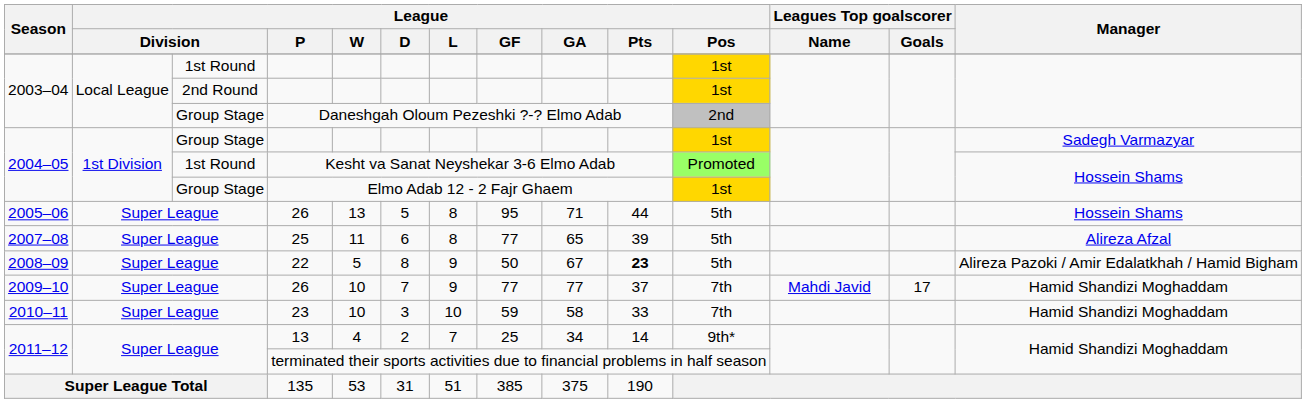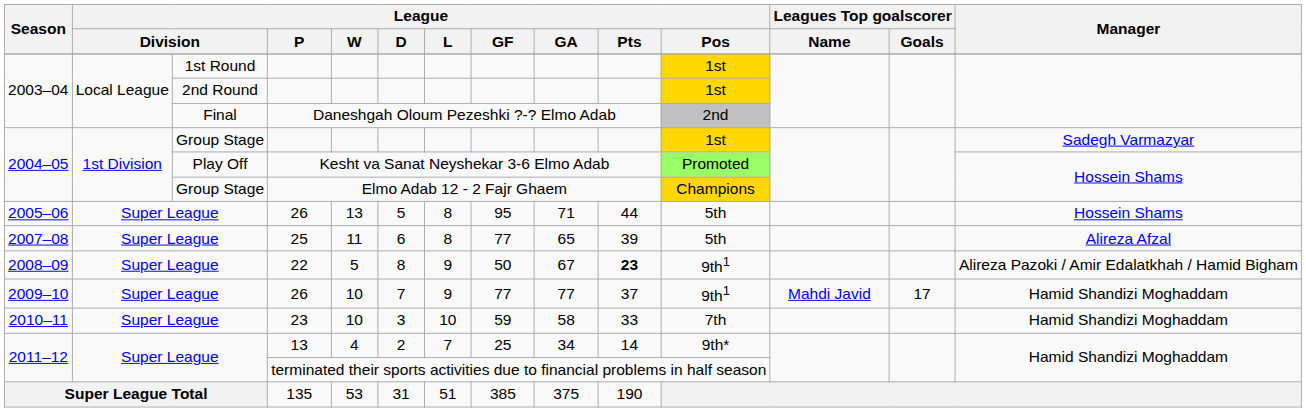(220, 115) Group Stage -> (220, 115) Final
(220, 164) 1st Round -> (220, 164) Play Off
(721, 189) 1st -> (716, 189) Champions
(721, 262) 5th -> (716, 265) 9th1
(721, 287) 7th -> (716, 293) 9th1
